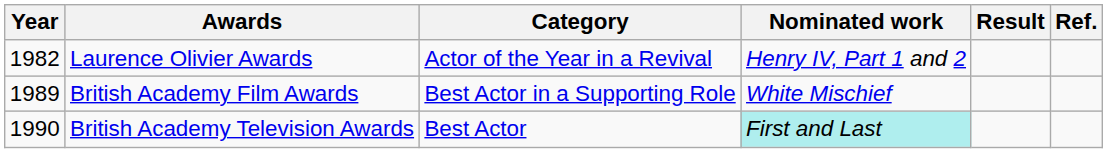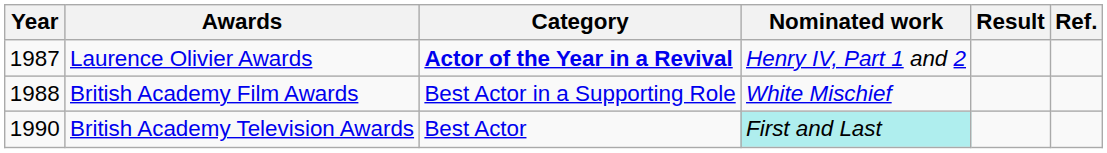(35, 57) 1982 -> (35, 57) 1987
(568, 57) normal -> (579, 57) bold
(35, 93) 1989 -> (35, 93) 1988
